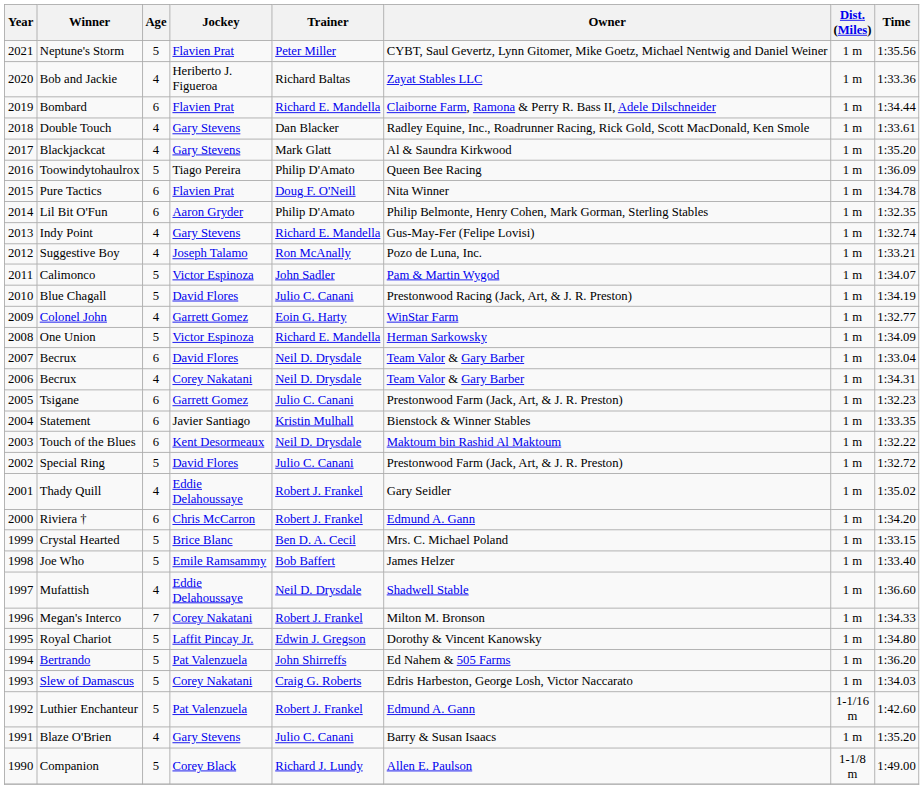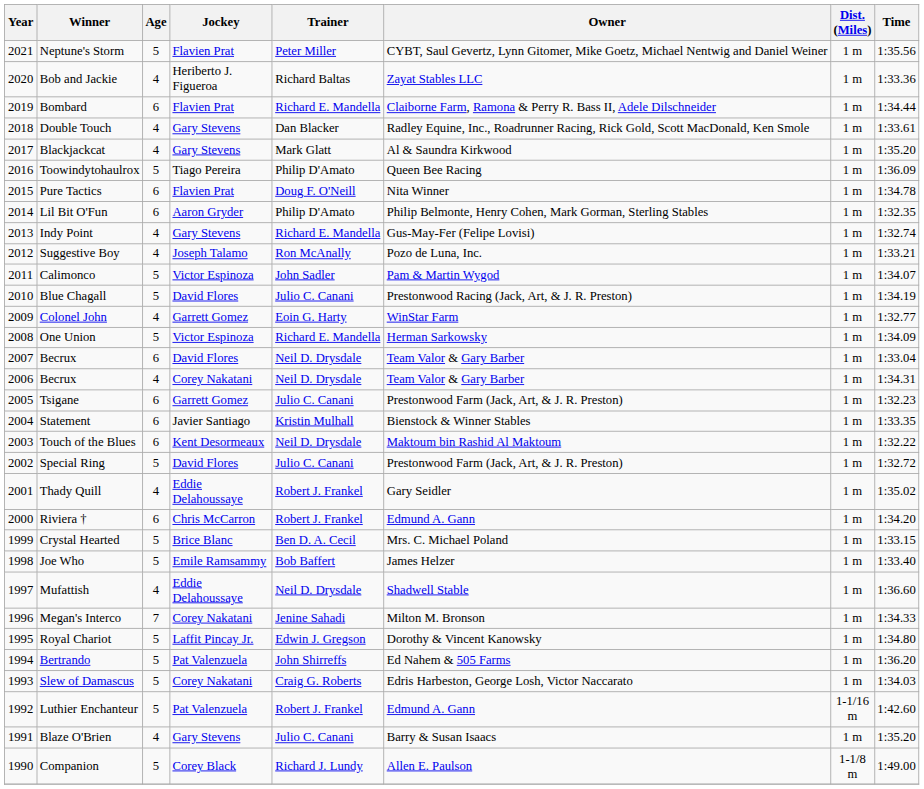(319, 618) Robert J. Frankel -> (310, 618) Jenine Sahadi
